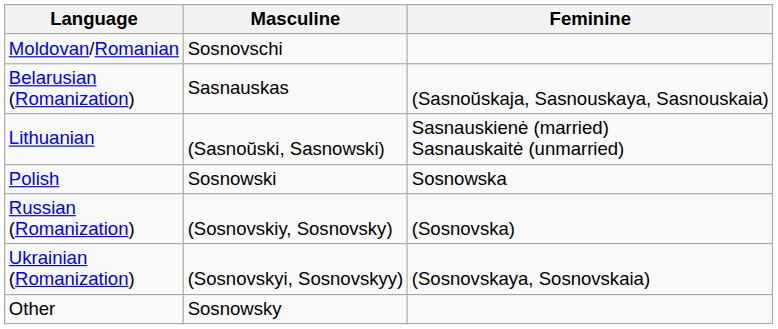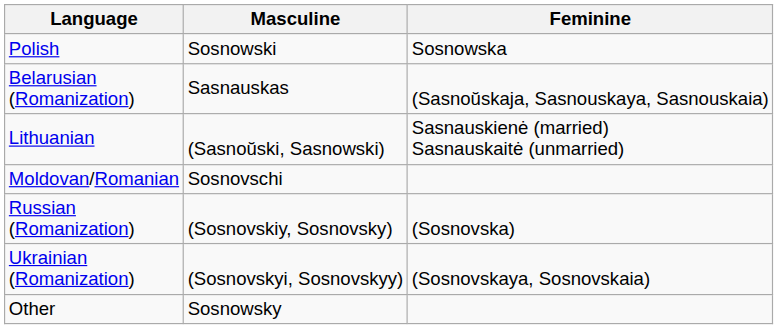rows swapped: (34, 178) <-> (94, 48)
